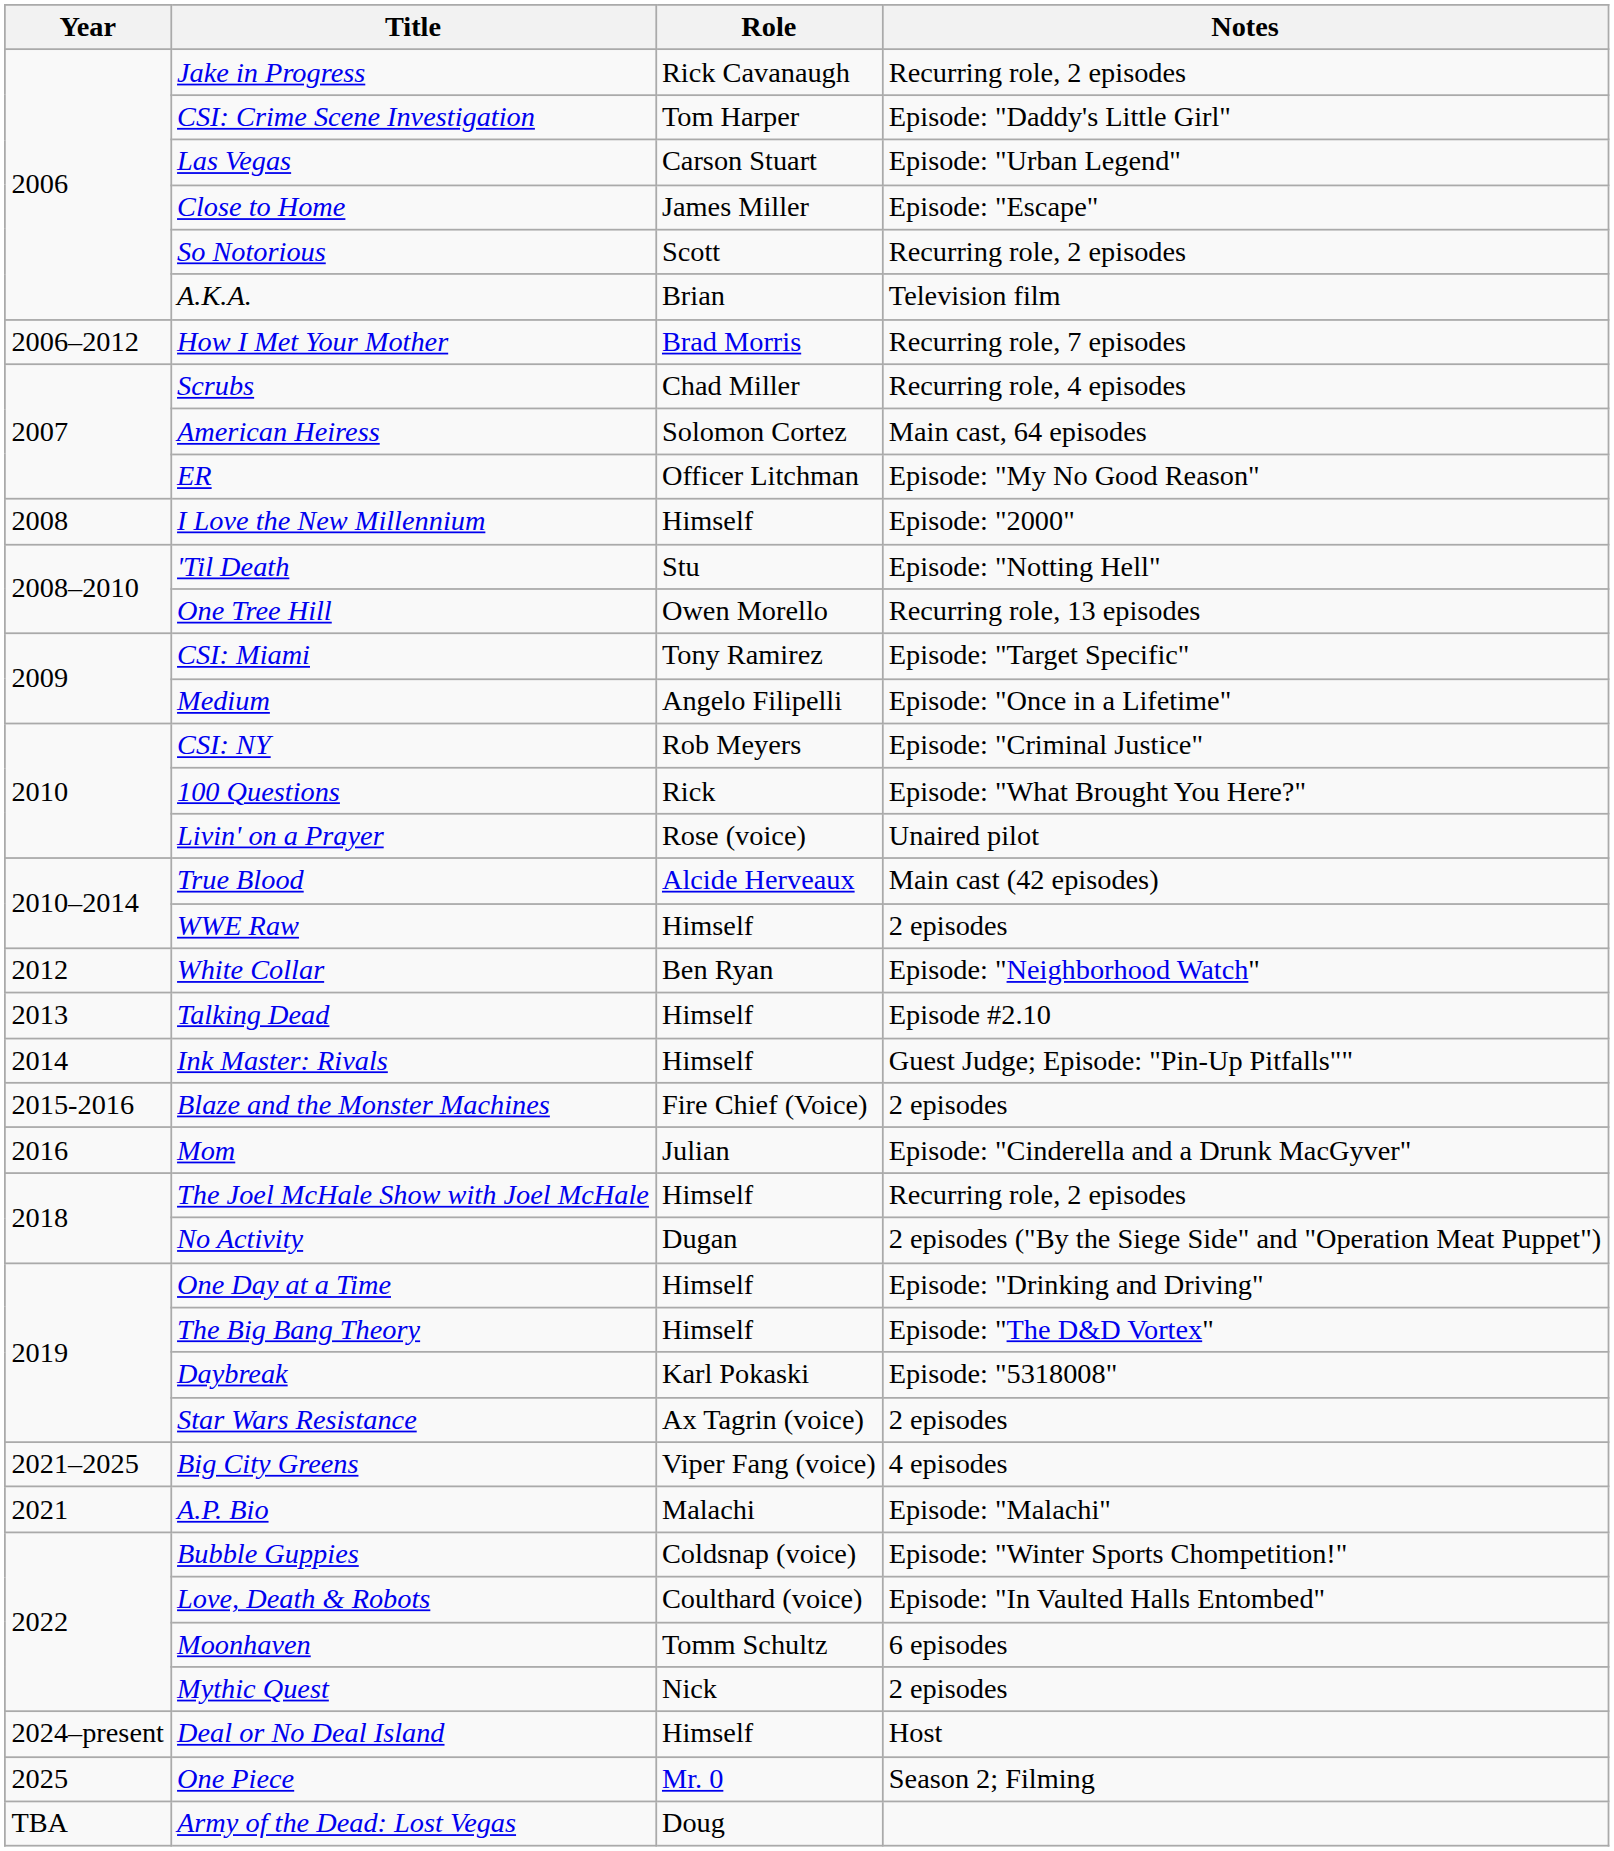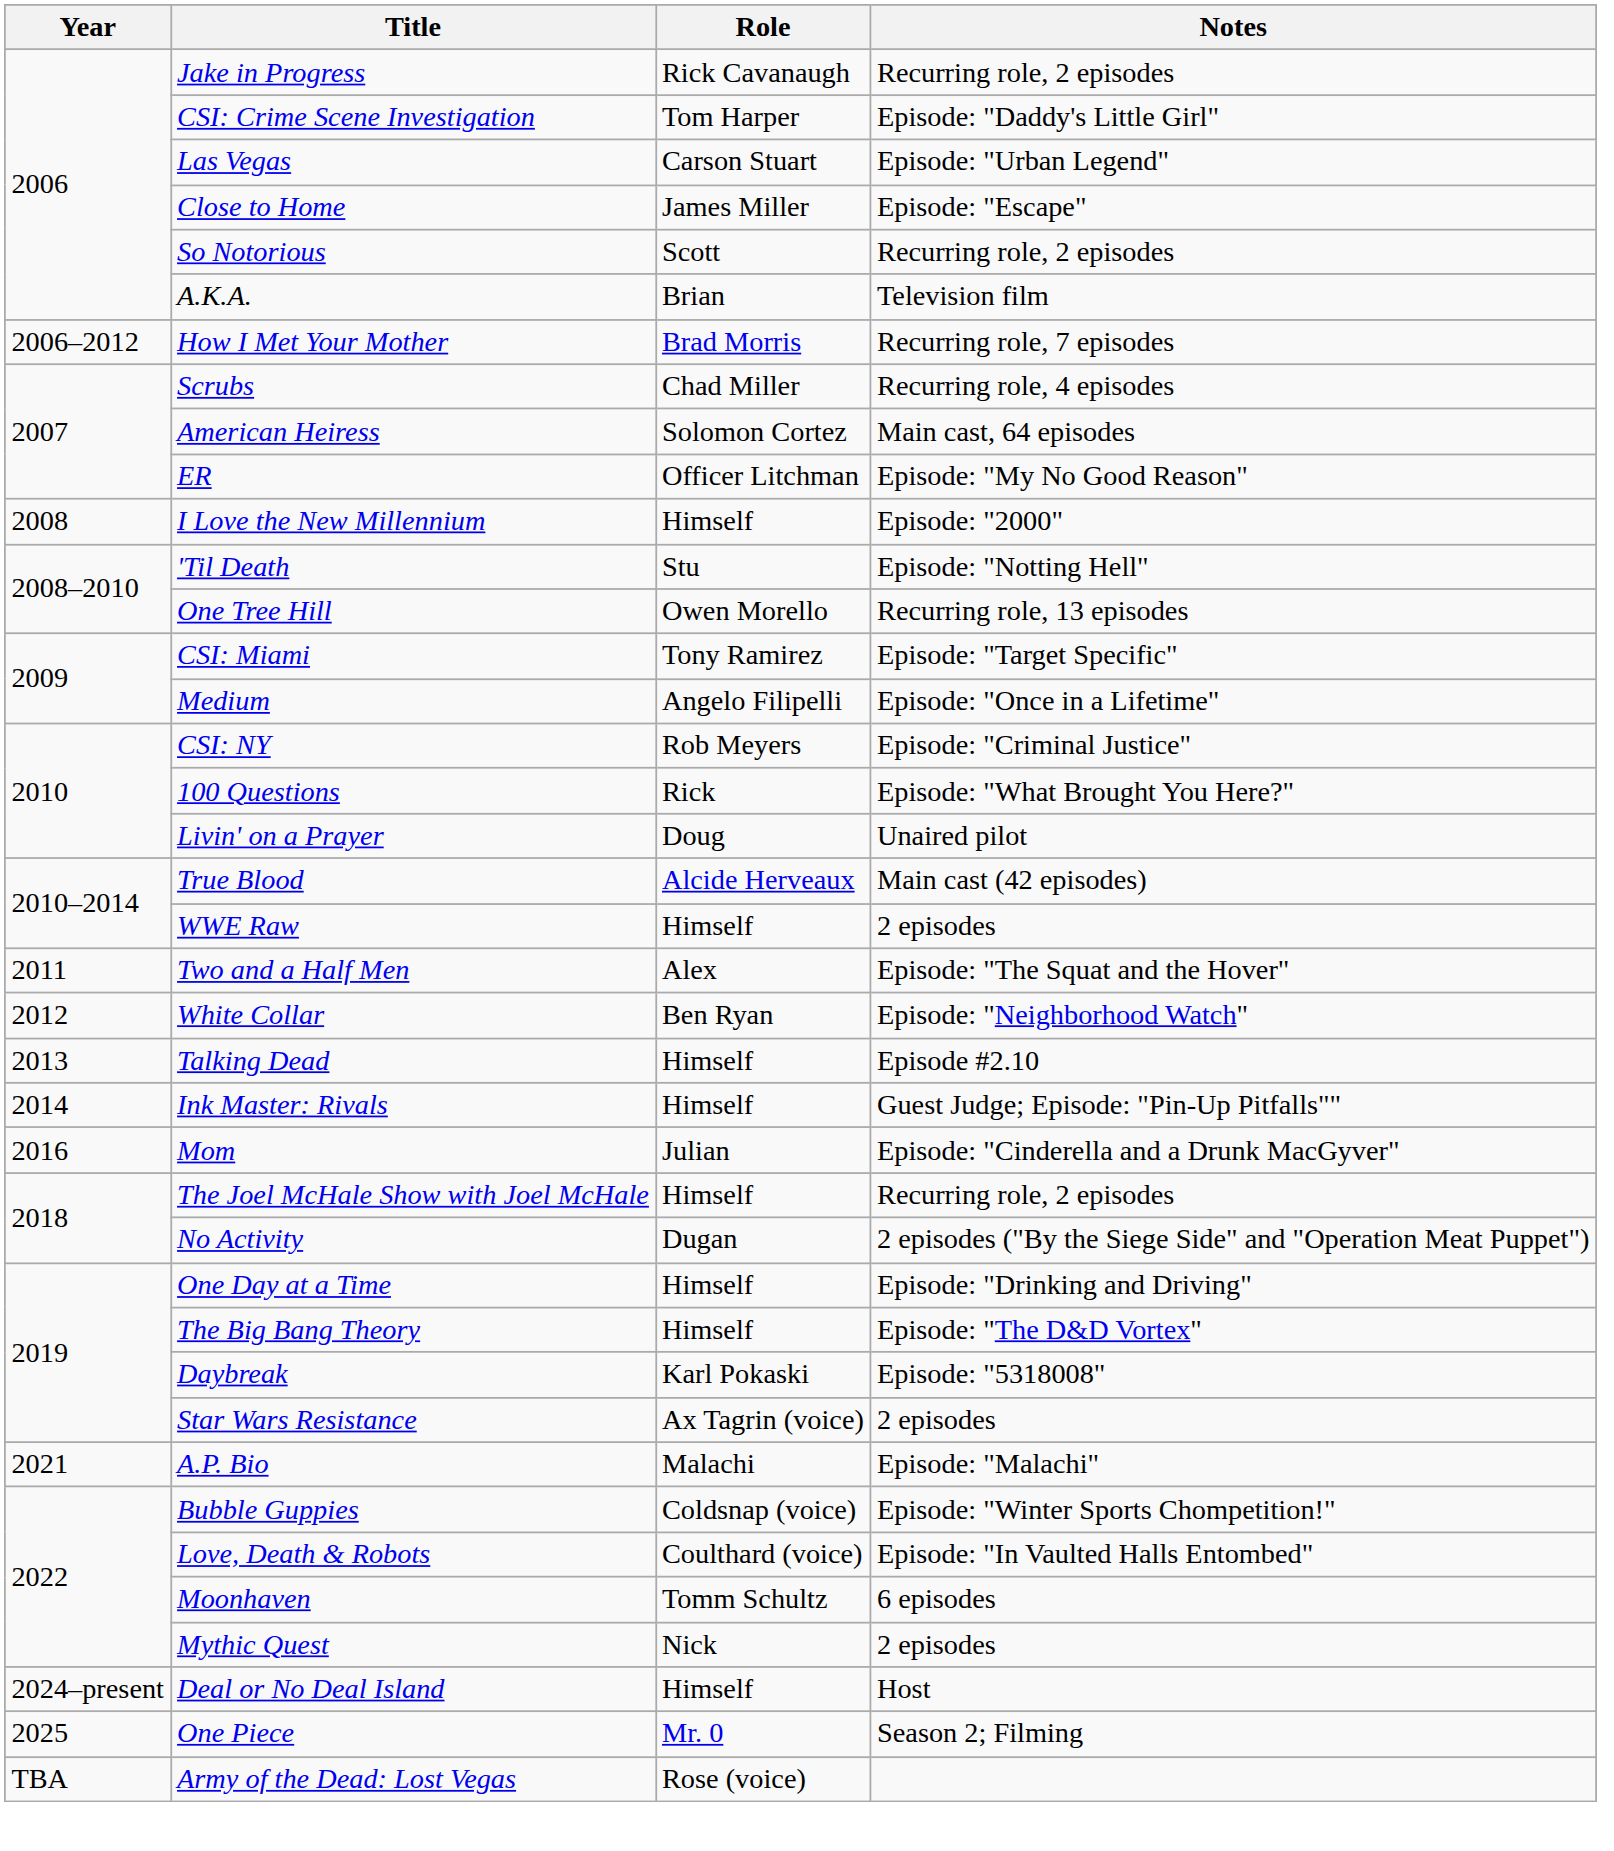(734, 835) Rose (voice) -> (693, 835) Doug
+ row: (293, 970)
- row: (363, 1104)
- row: (268, 1464)
(693, 1823) Doug -> (734, 1778) Rose (voice)
